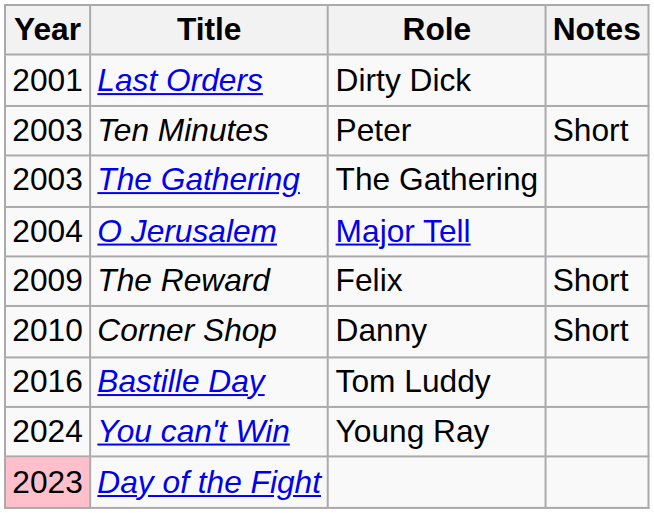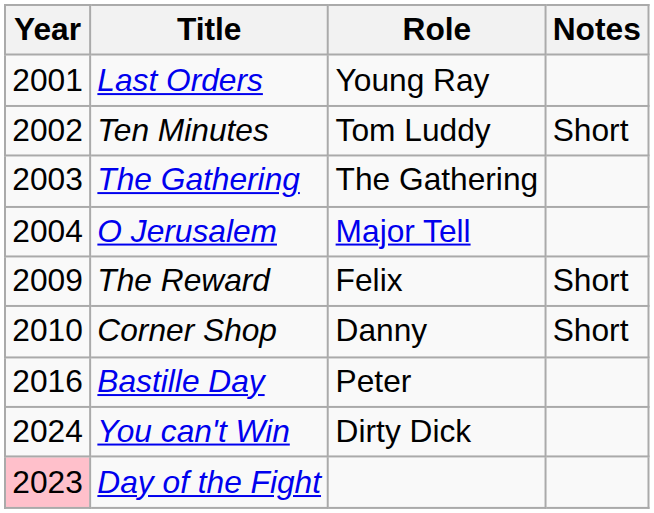(403, 79) Dirty Dick -> (413, 79) Young Ray
(48, 130) 2003 -> (48, 130) 2002
(373, 130) Peter -> (413, 130) Tom Luddy
(413, 381) Tom Luddy -> (373, 381) Peter
(413, 431) Young Ray -> (403, 431) Dirty Dick
